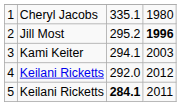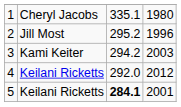(160, 34) bold -> (160, 34) normal
(125, 53) 294.1 -> (125, 53) 294.2
(160, 92) 2011 -> (160, 92) 2001
